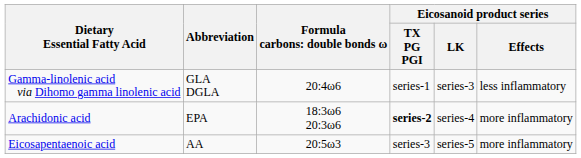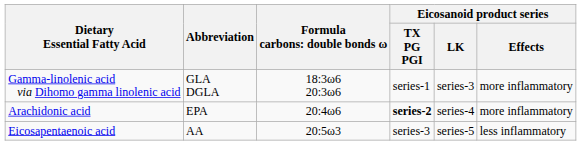(323, 85) 20:4ω6 -> (323, 85) 18:3ω6 20:3ω6
(523, 85) less inflammatory -> (526, 85) more inflammatory
(323, 118) 18:3ω6 20:3ω6 -> (323, 111) 20:4ω6
(526, 144) more inflammatory -> (523, 130) less inflammatory
